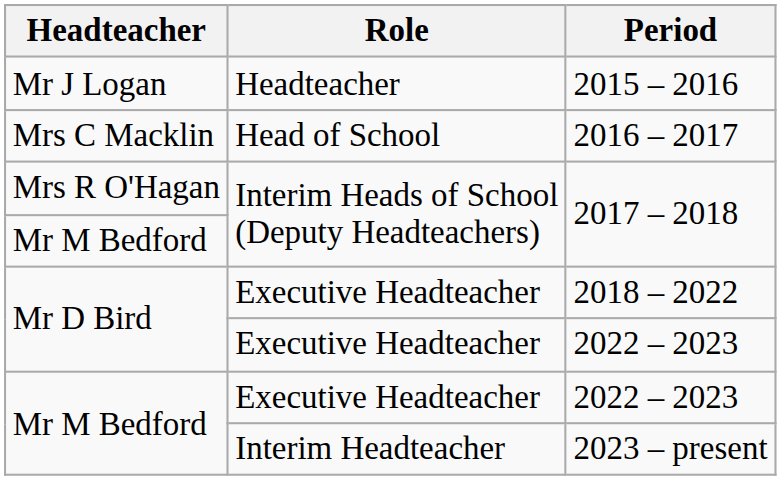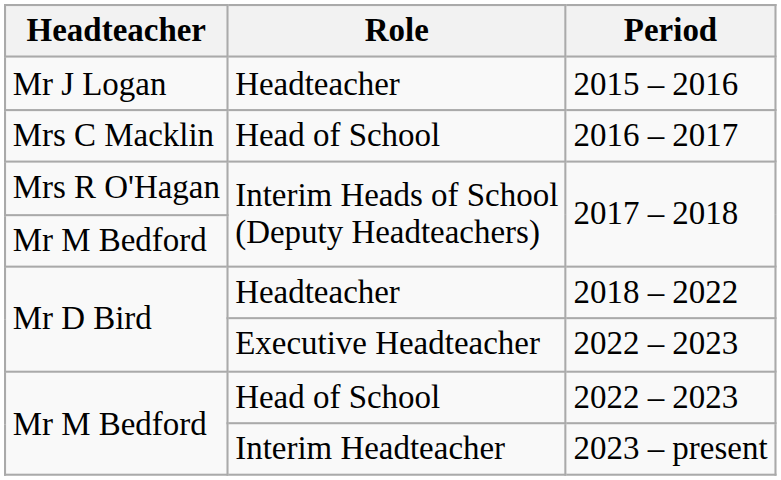(388, 291) Executive Headteacher -> (318, 291) Headteacher
(388, 396) Executive Headteacher -> (338, 396) Head of School
